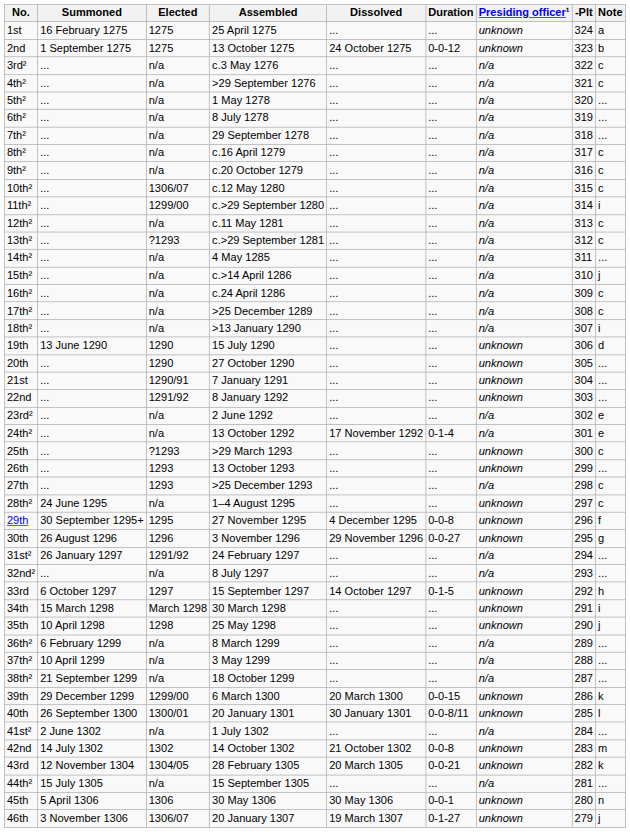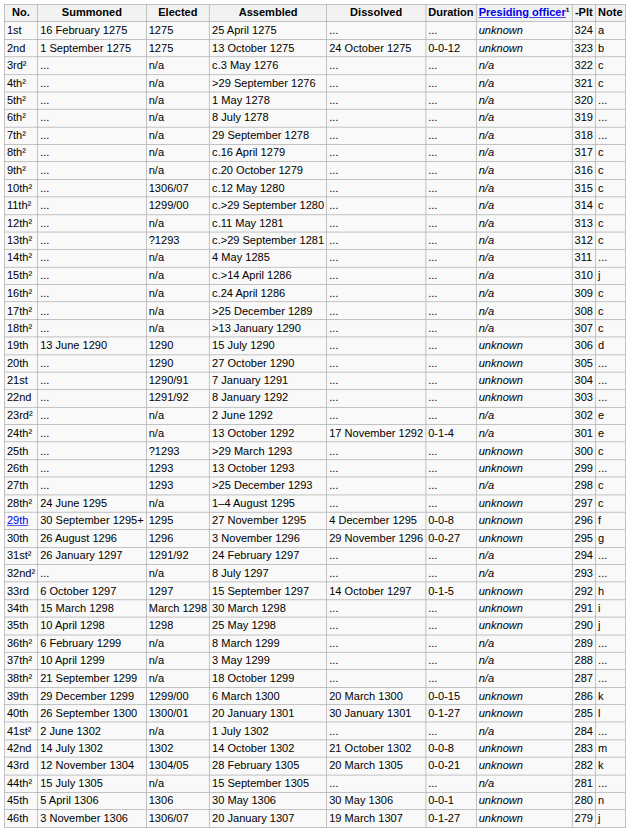(599, 205) i -> (601, 205) c
(599, 328) i -> (601, 328) c
(448, 713) 0-0-8/11 -> (444, 713) 0-1-27
